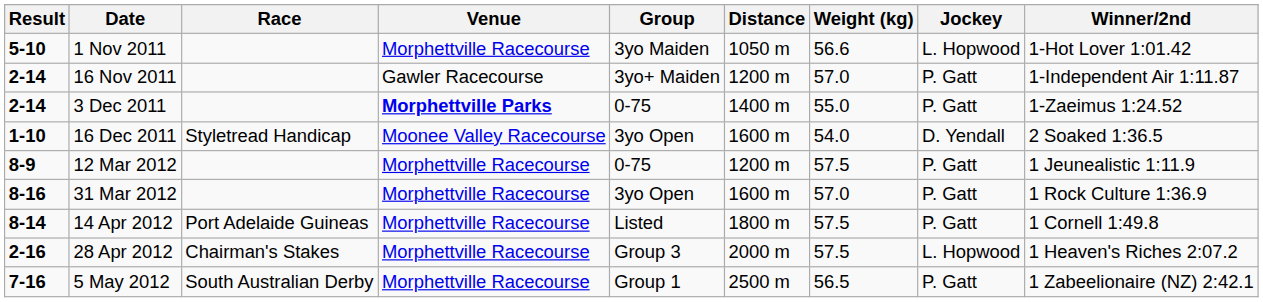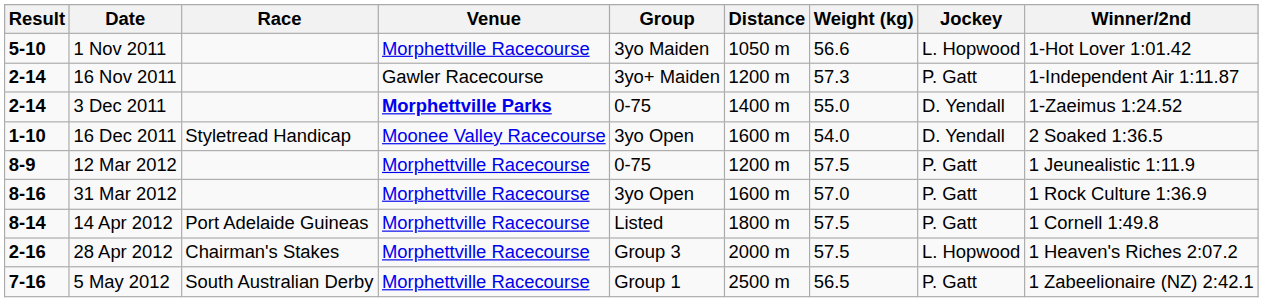(832, 77) 57.0 -> (832, 77) 57.3
(949, 106) P. Gatt -> (963, 106) D. Yendall
